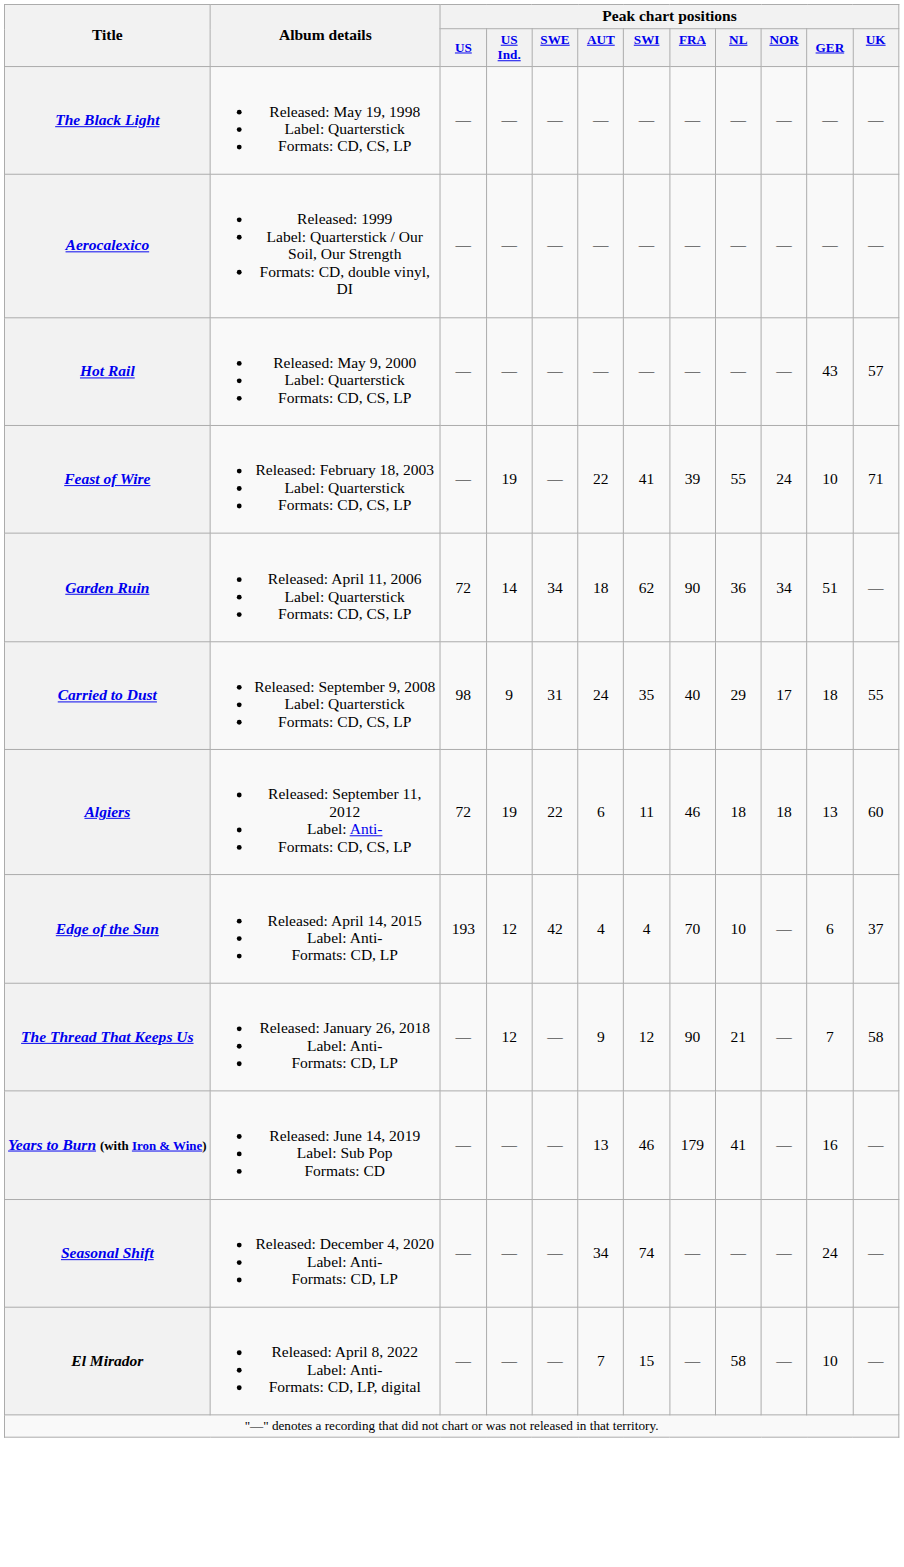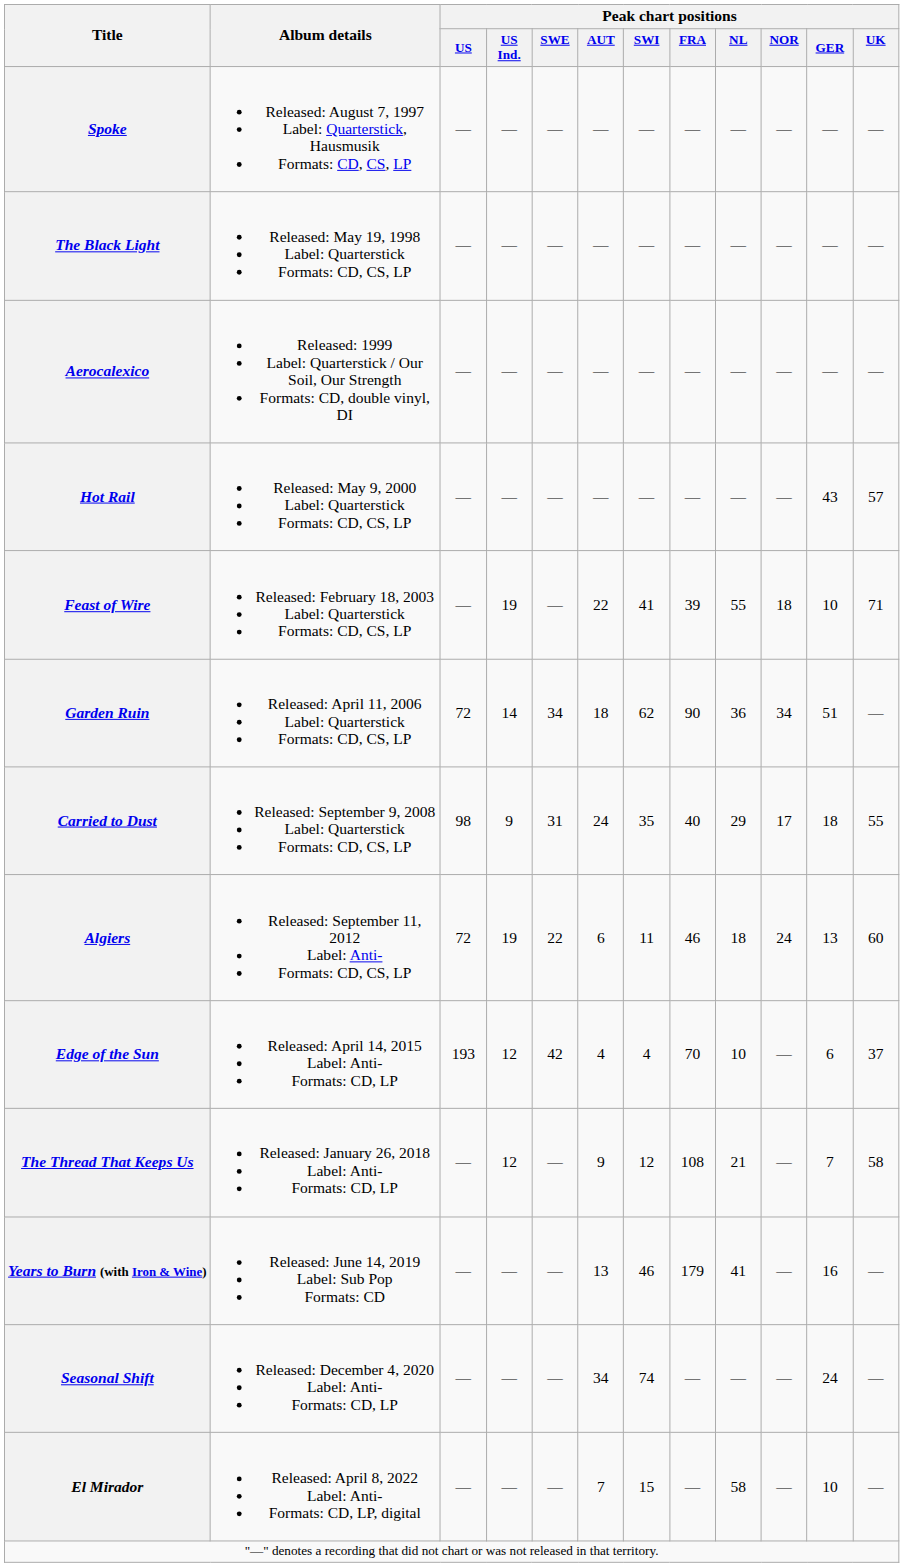+ row: (107, 129)
(784, 479) 24 -> (784, 604) 18
(784, 812) 18 -> (784, 937) 24
(692, 1037) 90 -> (692, 1162) 108
